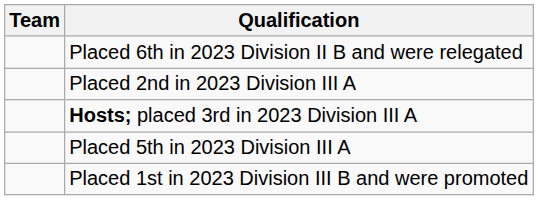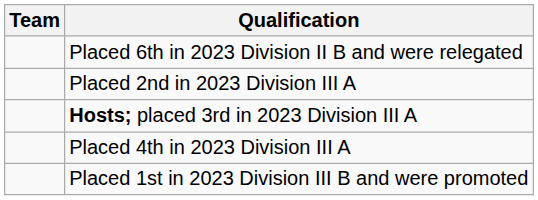+ row: (210, 147)
- row: (210, 147)
